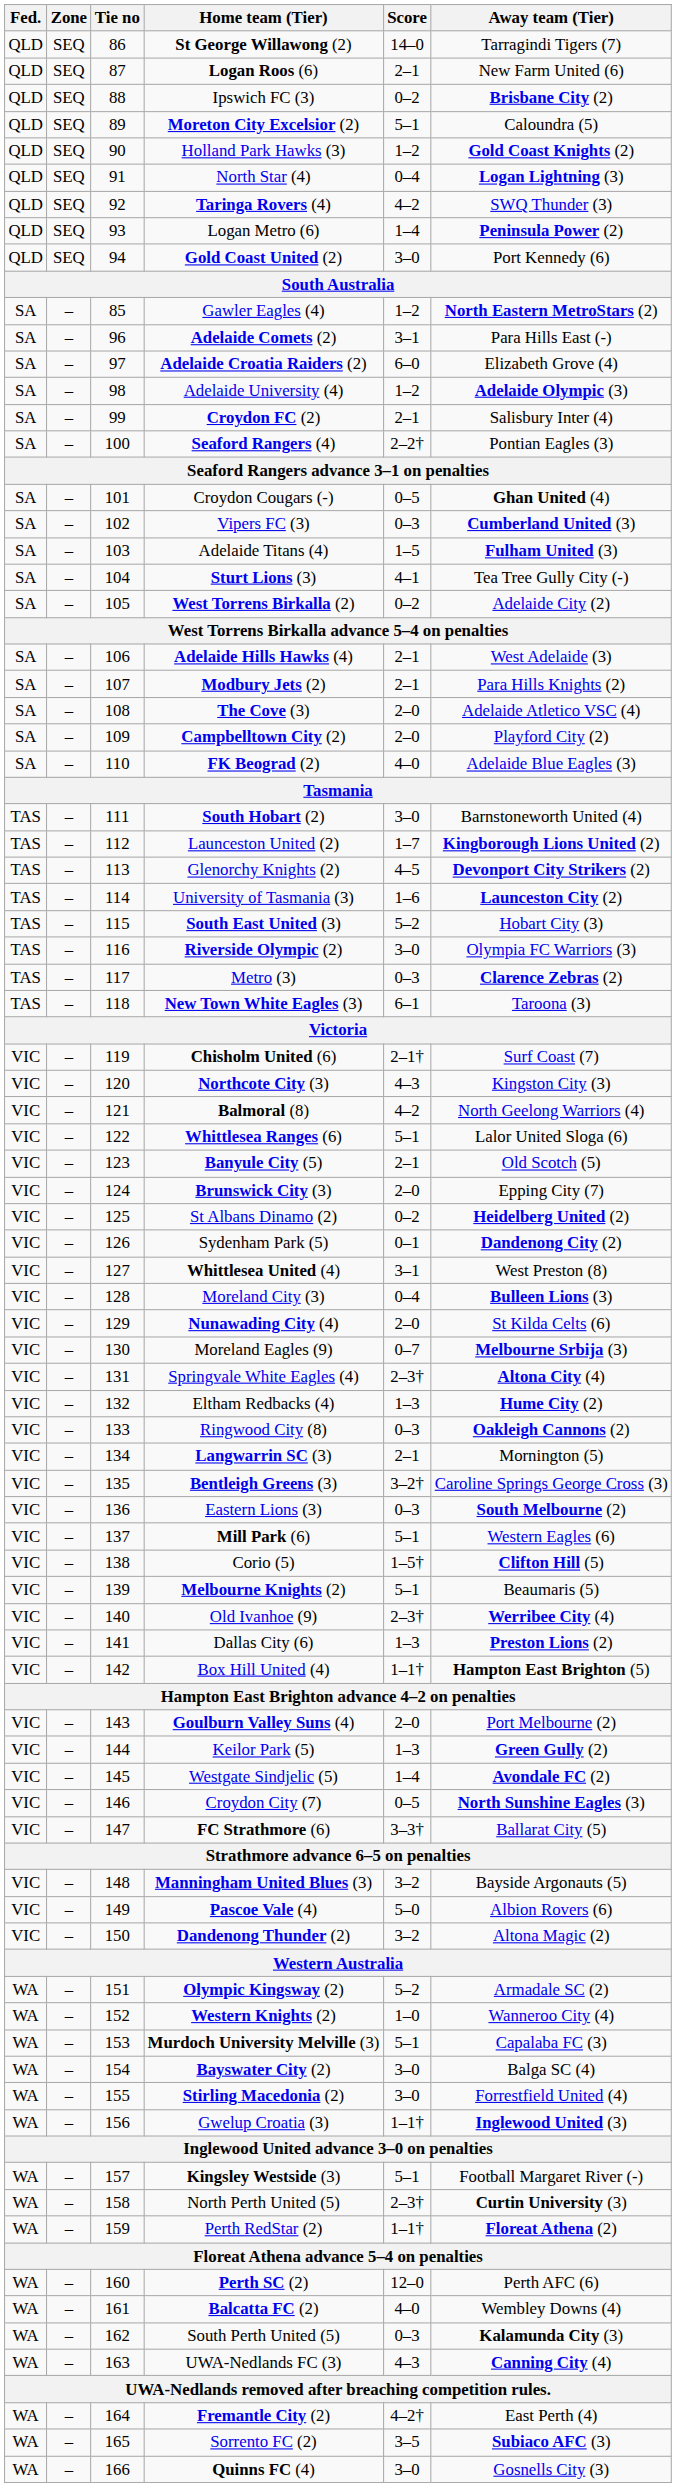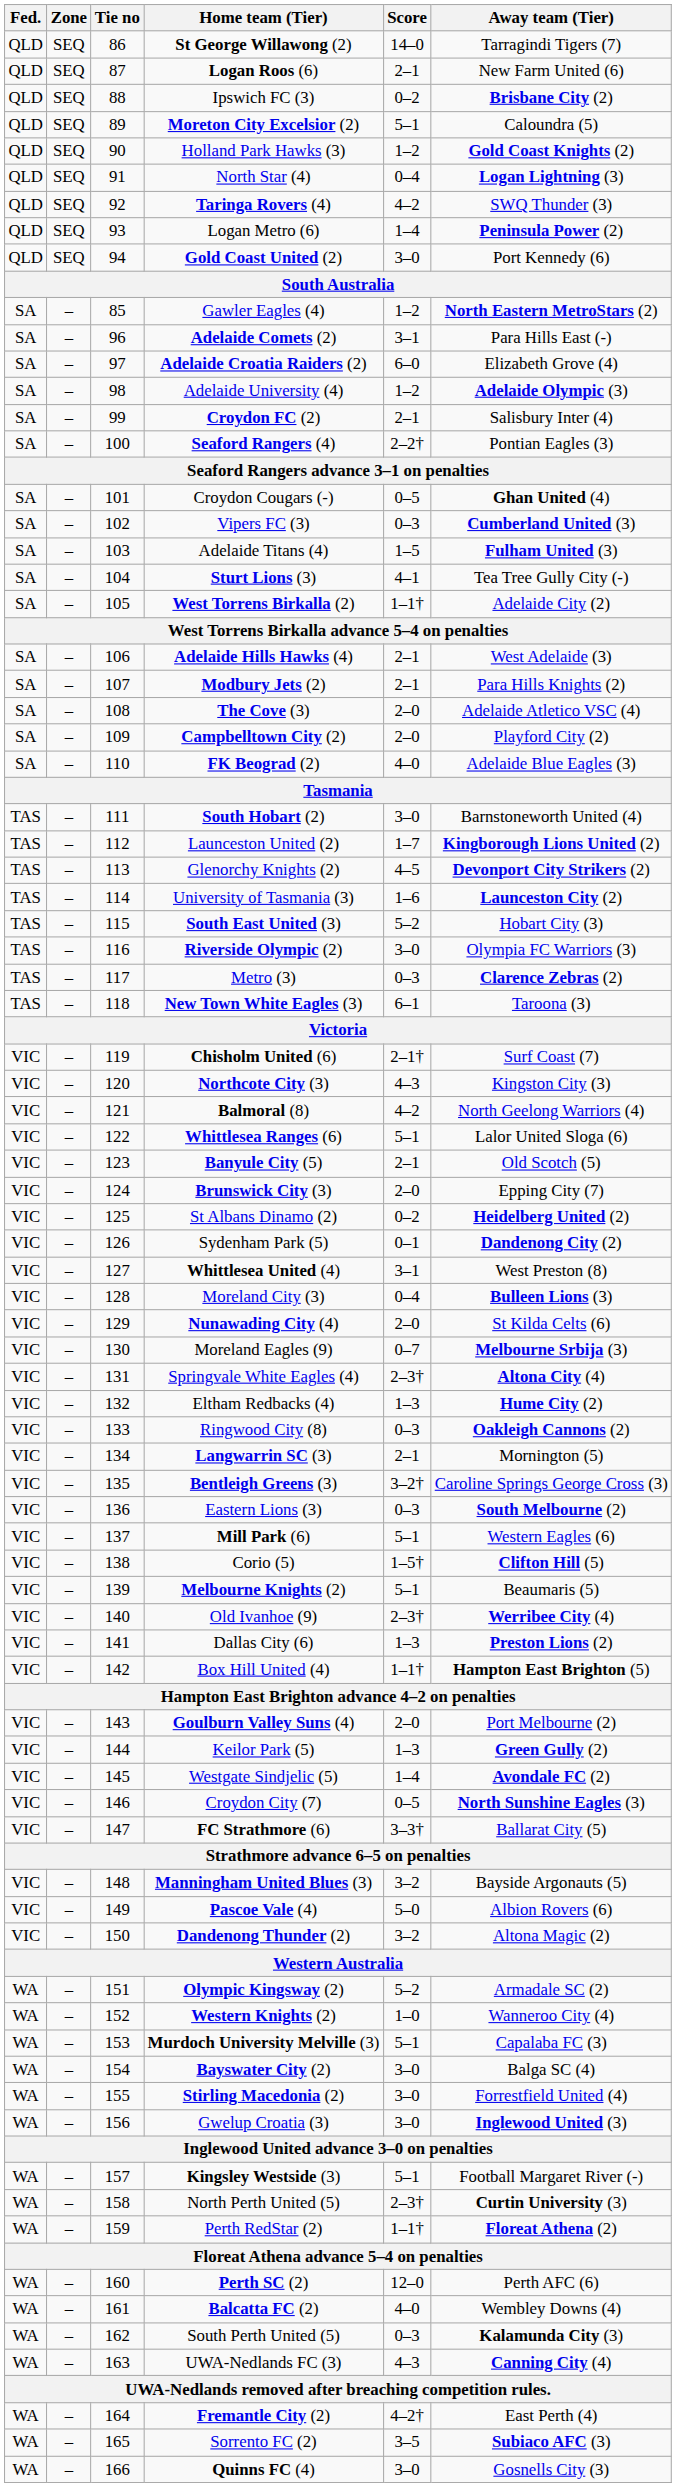(407, 603) 0–2 -> (407, 603) 1–1†
(407, 2122) 1–1† -> (407, 2122) 3–0
